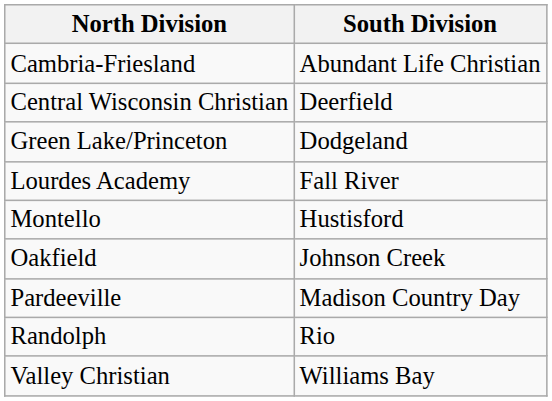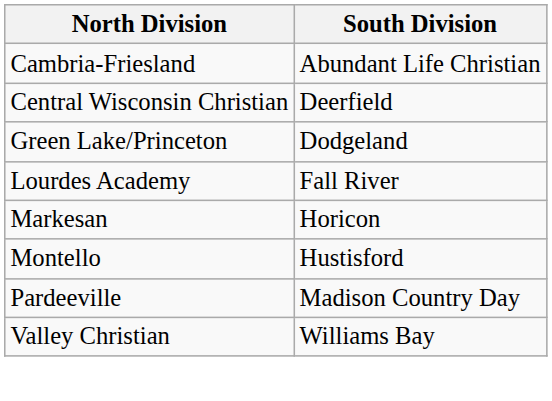+ row: (59, 219)
- row: (54, 258)
- row: (58, 336)
